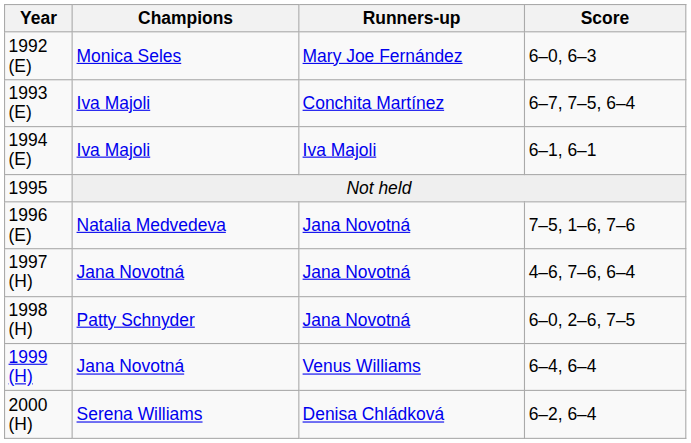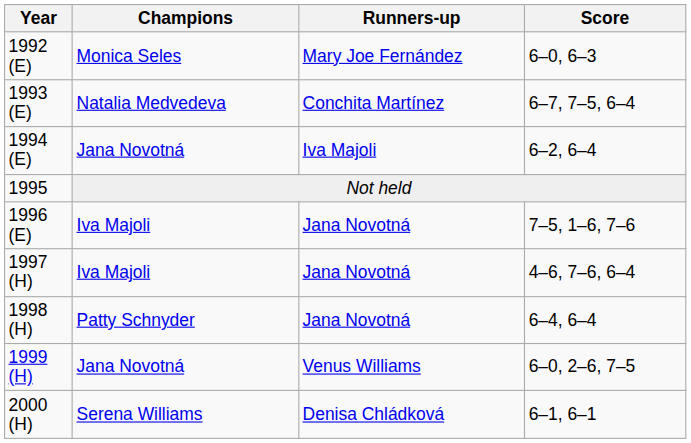(113, 103) Iva Majoli -> (151, 103) Natalia Medvedeva
(113, 150) Iva Majoli -> (130, 150) Jana Novotná
(563, 150) 6–1, 6–1 -> (563, 150) 6–2, 6–4
(151, 225) Natalia Medvedeva -> (113, 225) Iva Majoli
(130, 272) Jana Novotná -> (113, 272) Iva Majoli
(582, 319) 6–0, 2–6, 7–5 -> (563, 319) 6–4, 6–4
(563, 367) 6–4, 6–4 -> (582, 367) 6–0, 2–6, 7–5
(563, 414) 6–2, 6–4 -> (563, 414) 6–1, 6–1
